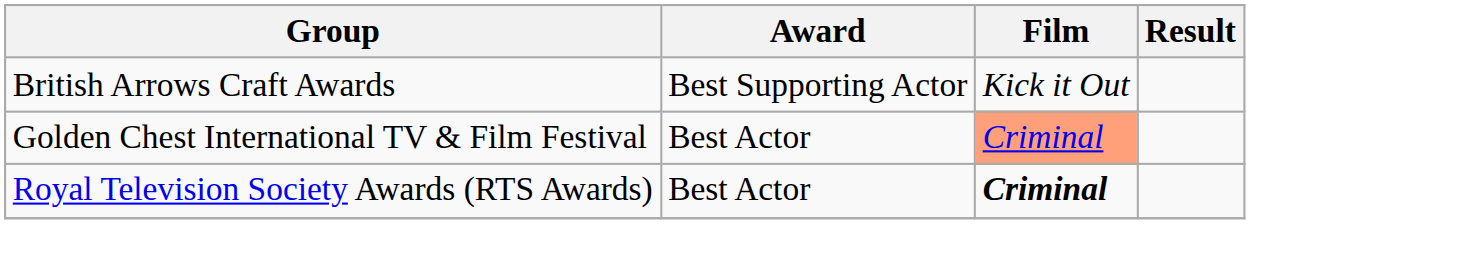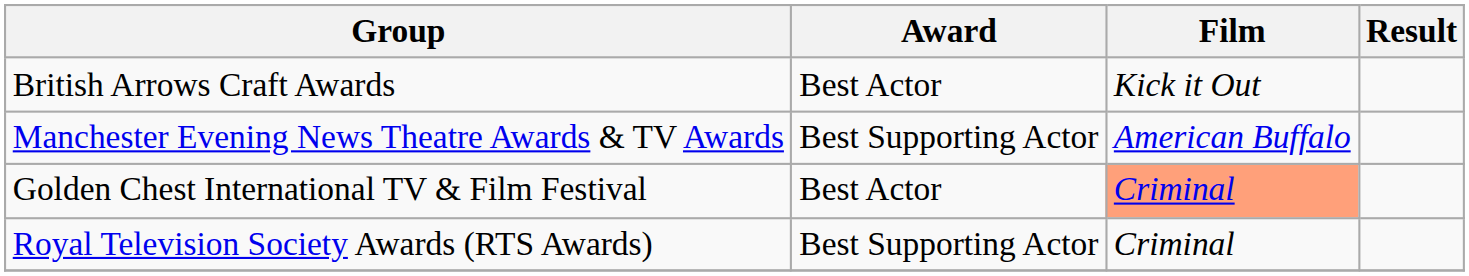(818, 84) Best Supporting Actor -> (870, 84) Best Actor
+ row: (398, 137)
(739, 190) Best Actor -> (949, 243) Best Supporting Actor
(1045, 190) bold -> (1174, 243) normal
